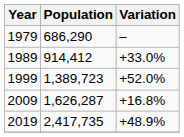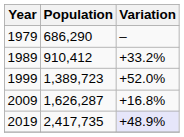(68, 57) 914,412 -> (68, 57) 910,412
(142, 57) +33.0% -> (142, 57) +33.2%
(142, 121) no background -> (142, 121) lavender background
